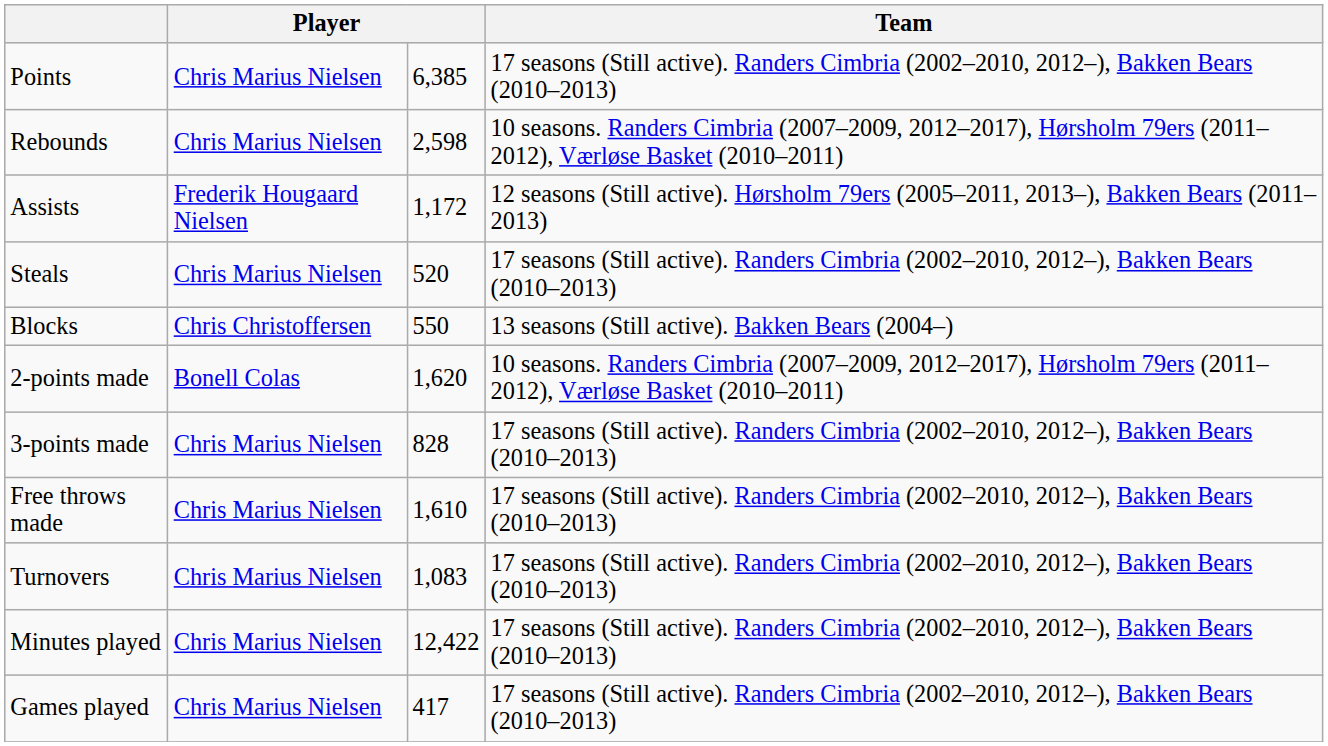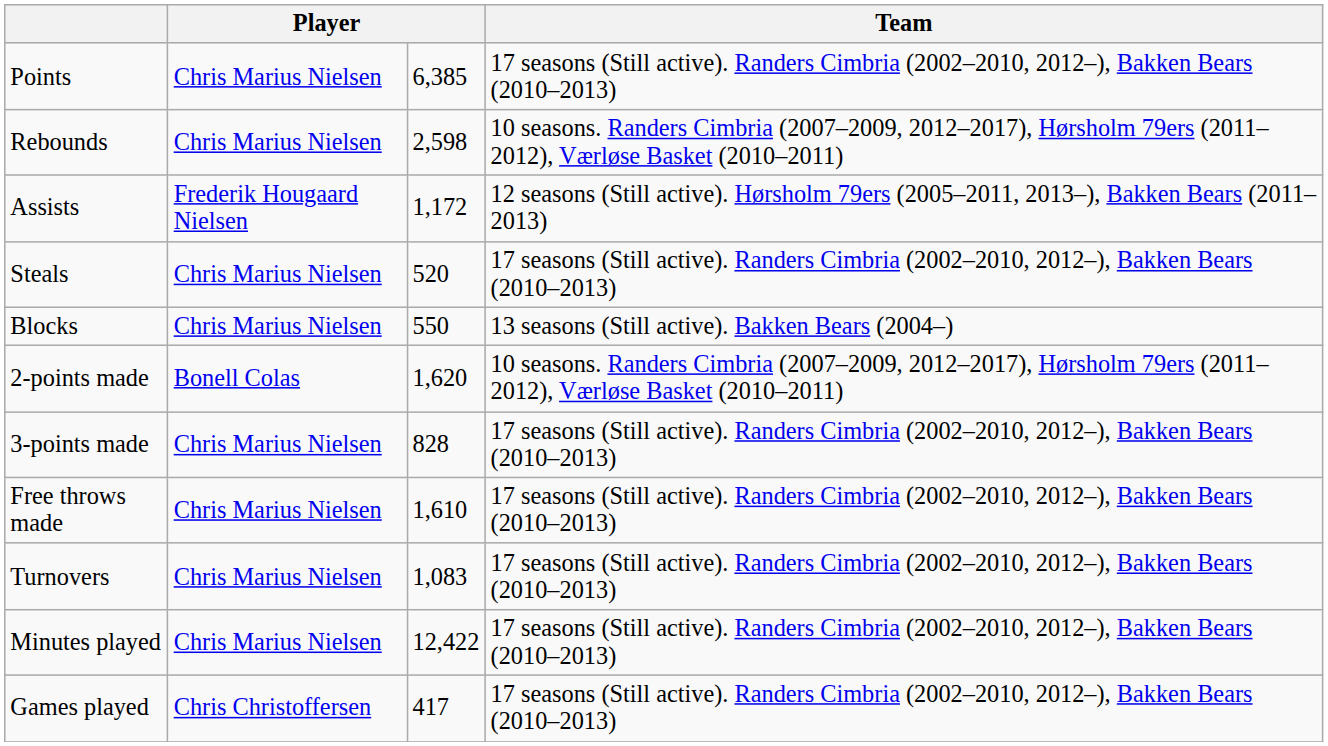(272, 326) Chris Christoffersen -> (278, 326) Chris Marius Nielsen
(278, 707) Chris Marius Nielsen -> (272, 707) Chris Christoffersen
